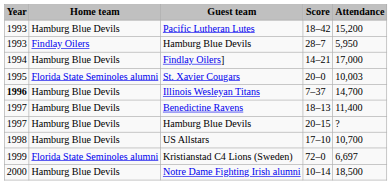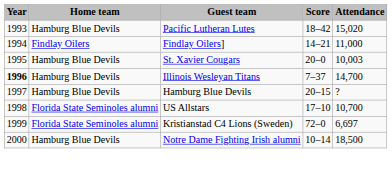(349, 28) 15,200 -> (349, 28) 15,020
- row: (207, 44)
(76, 60) Hamburg Blue Devils -> (60, 44) Findlay Oilers
(349, 60) 17,000 -> (349, 44) 11,000
(95, 76) Florida State Seminoles alumni -> (76, 60) Hamburg Blue Devils
- row: (203, 108)
(76, 140) Hamburg Blue Devils -> (95, 108) Florida State Seminoles alumni
